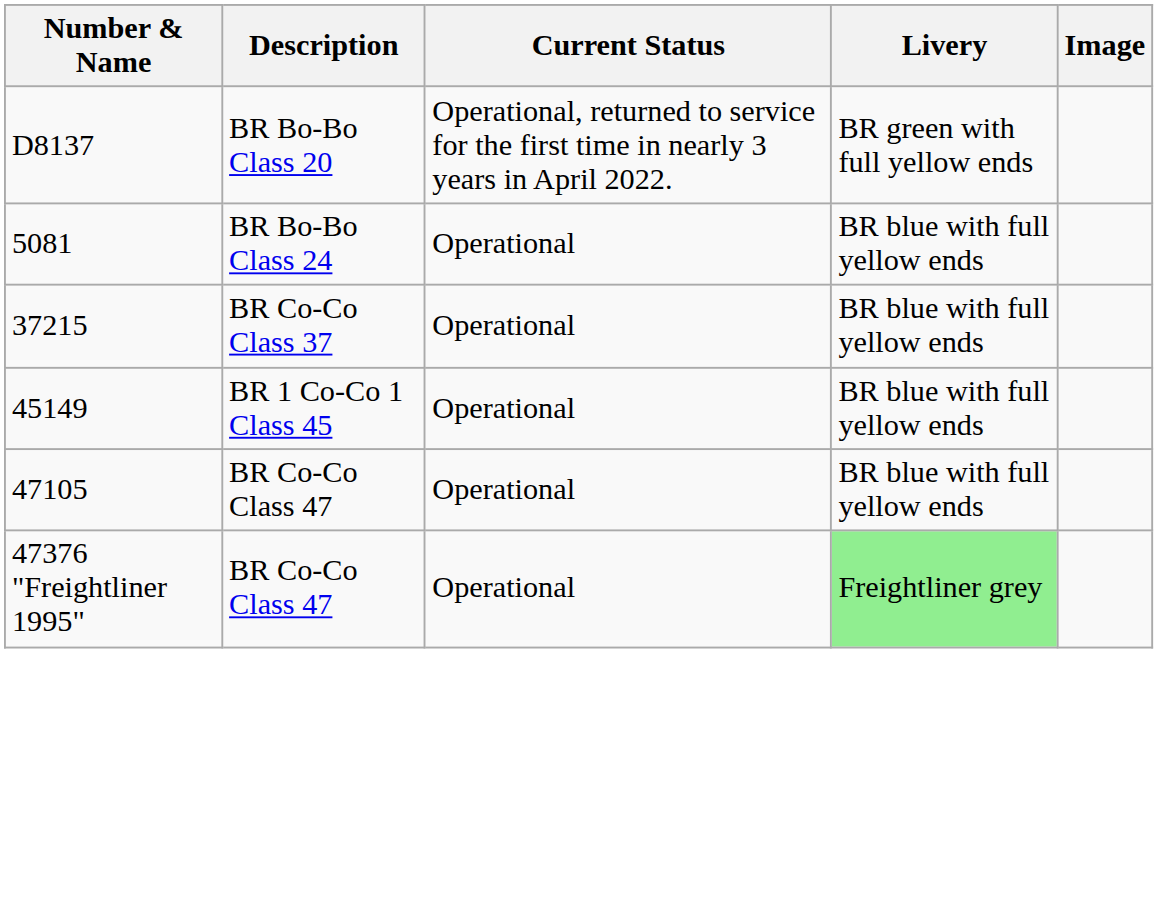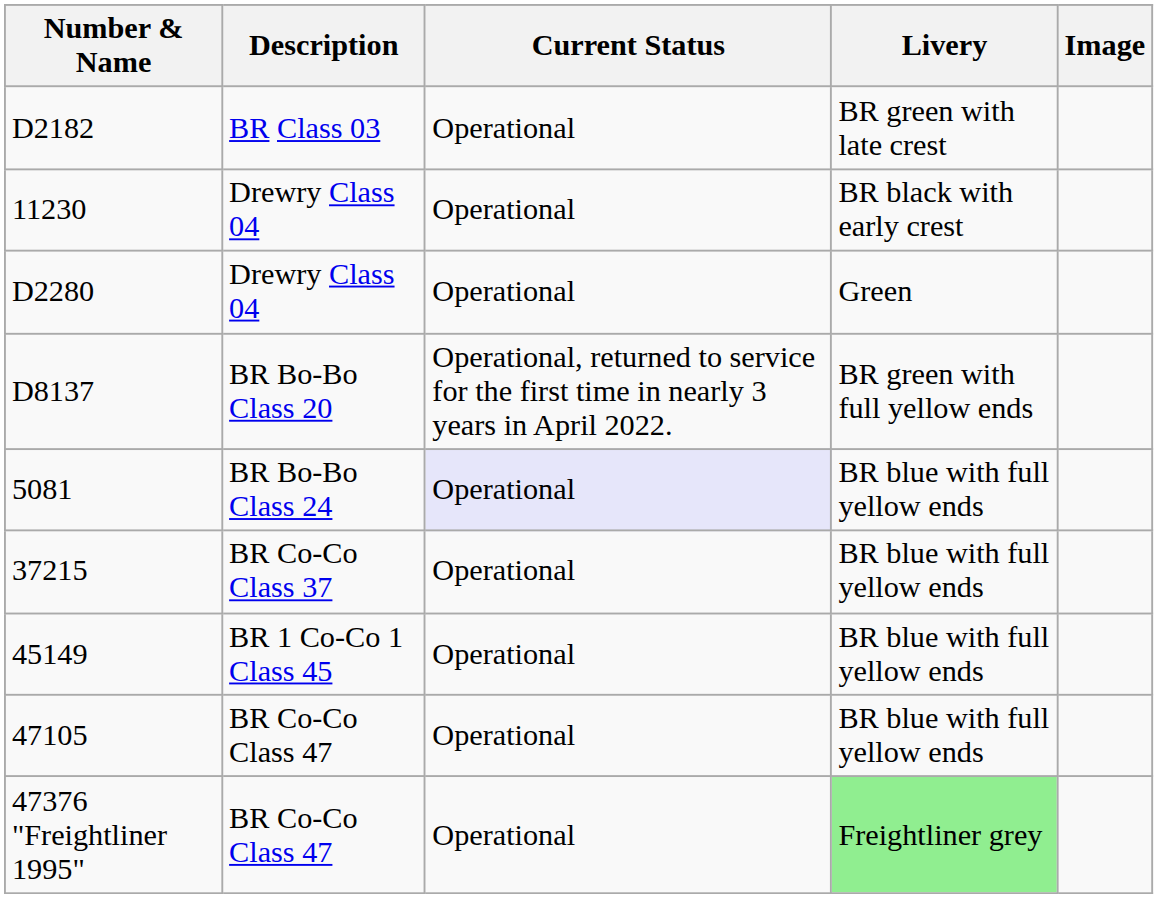+ row: (53, 127)
+ row: (49, 209)
+ row: (53, 291)
(504, 243) no background -> (504, 489) lavender background
